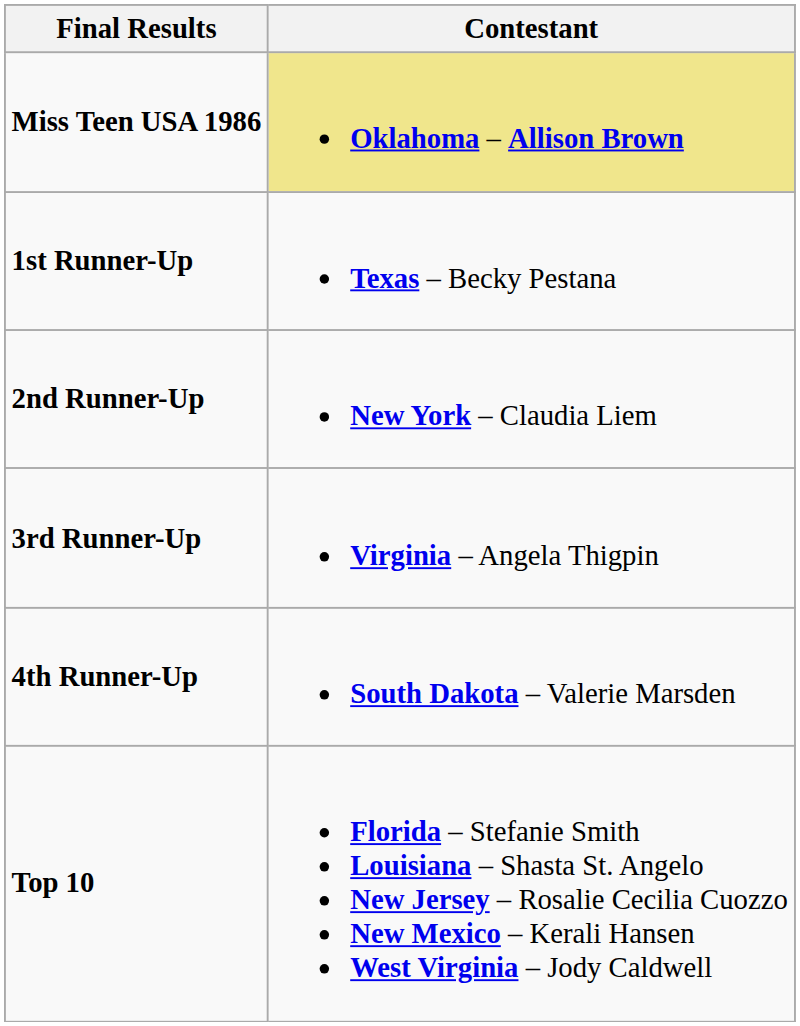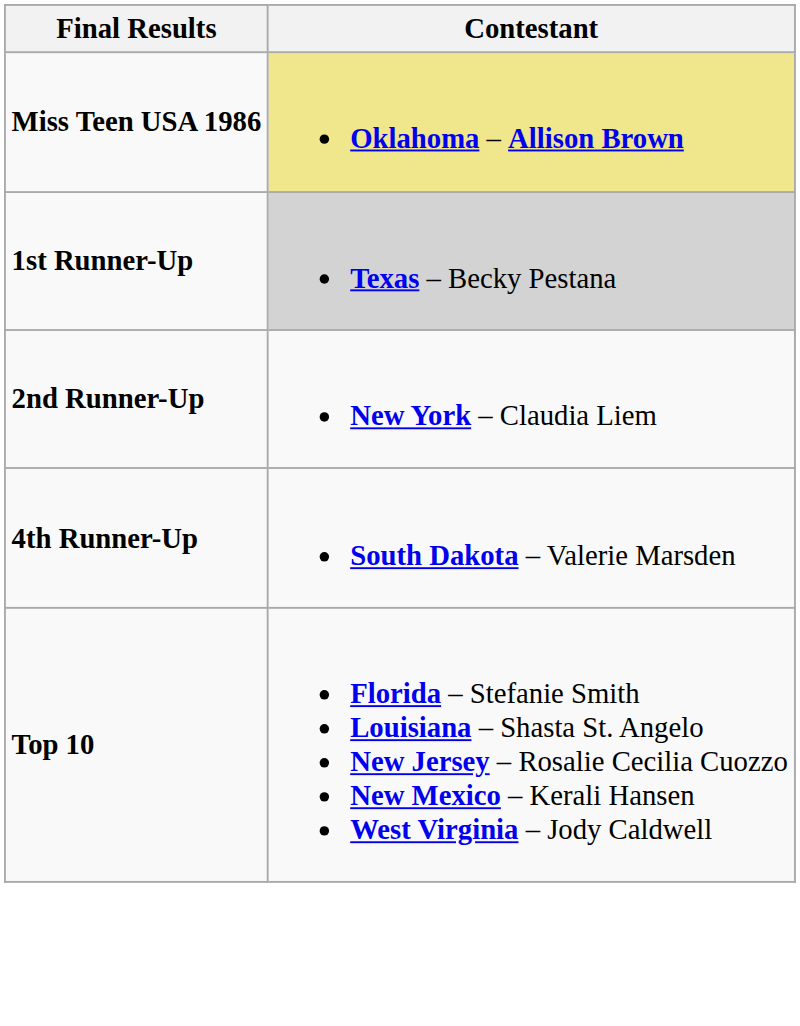(531, 278) no background -> (531, 278) lightgrey background
- row: (106, 537)
